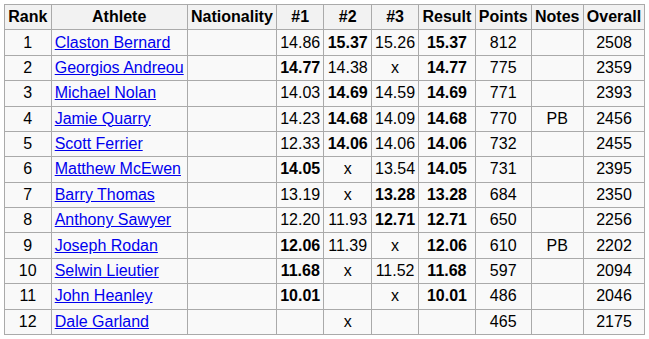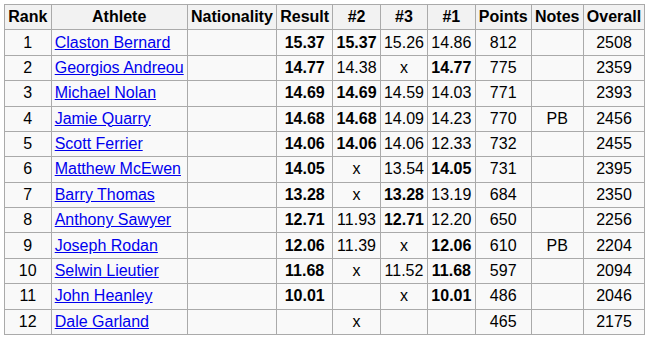columns swapped: (300, 17) <-> (447, 17)
(614, 245) 2202 -> (614, 245) 2204
